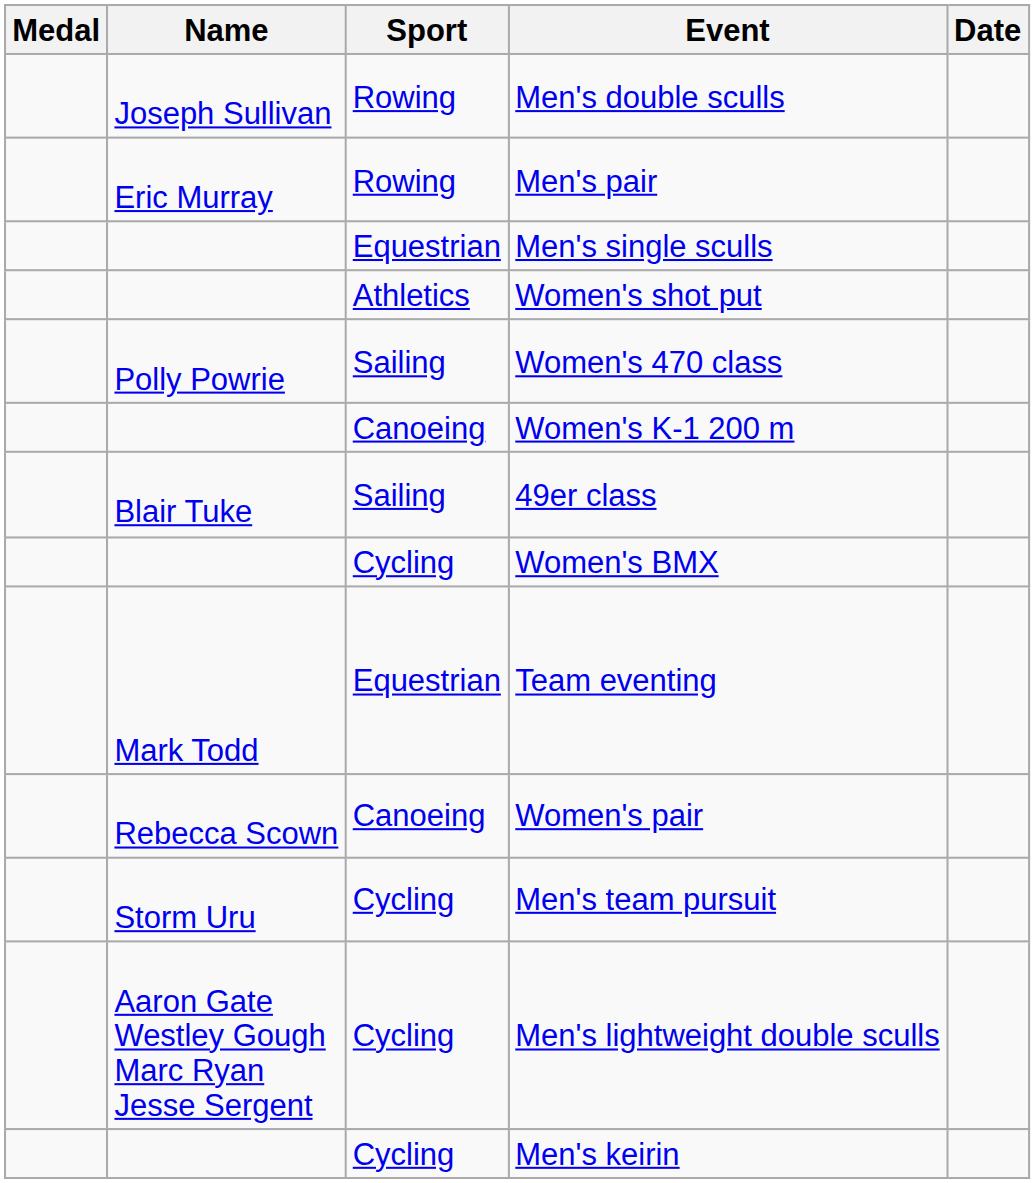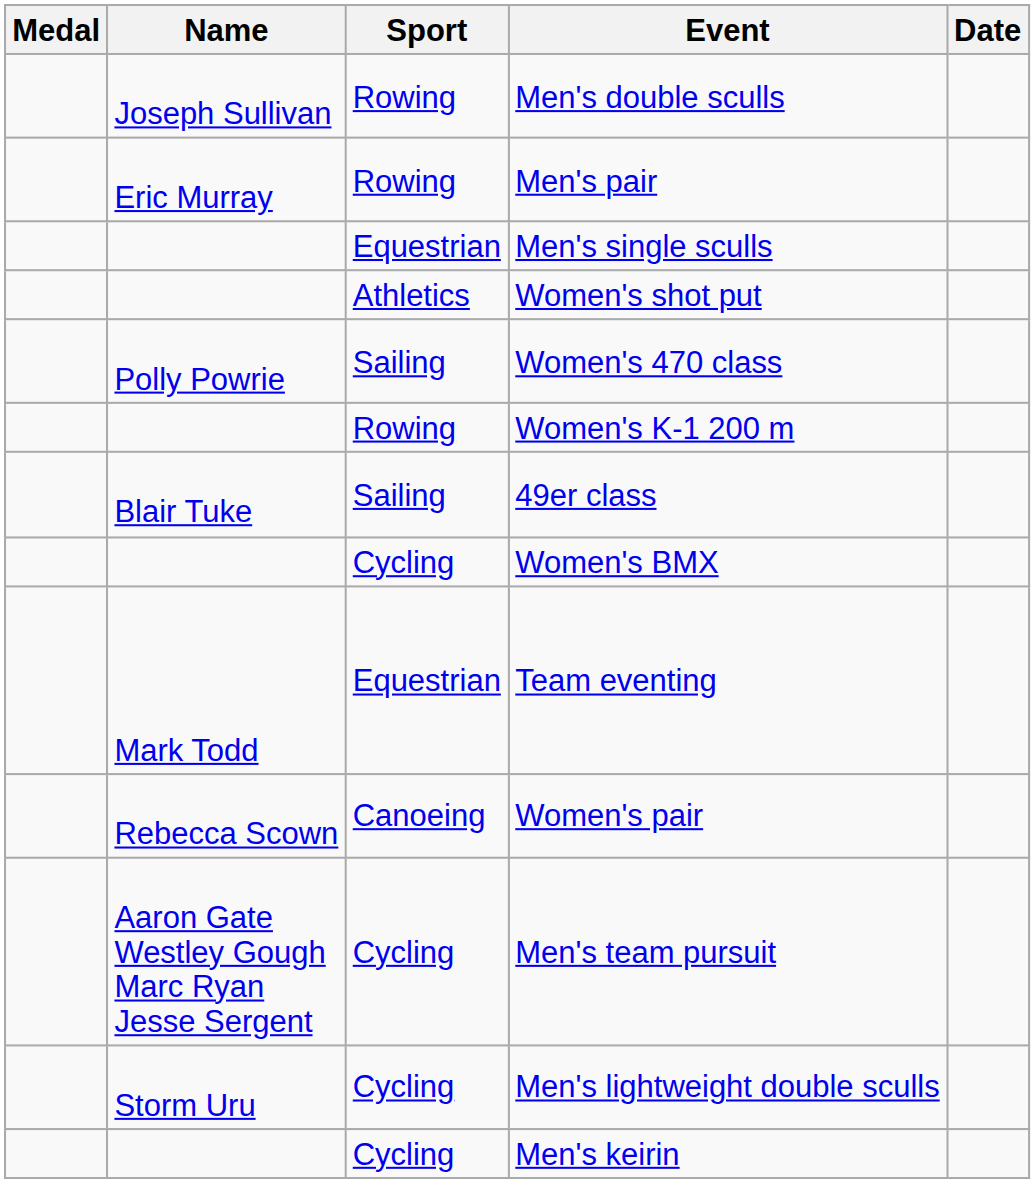(419, 428) Canoeing -> (404, 428) Rowing
(185, 917) Storm Uru -> (220, 969) Aaron Gate Westley Gough Marc Ryan Jesse Sergent
(220, 1052) Aaron Gate Westley Gough Marc Ryan Jesse Sergent -> (185, 1104) Storm Uru
